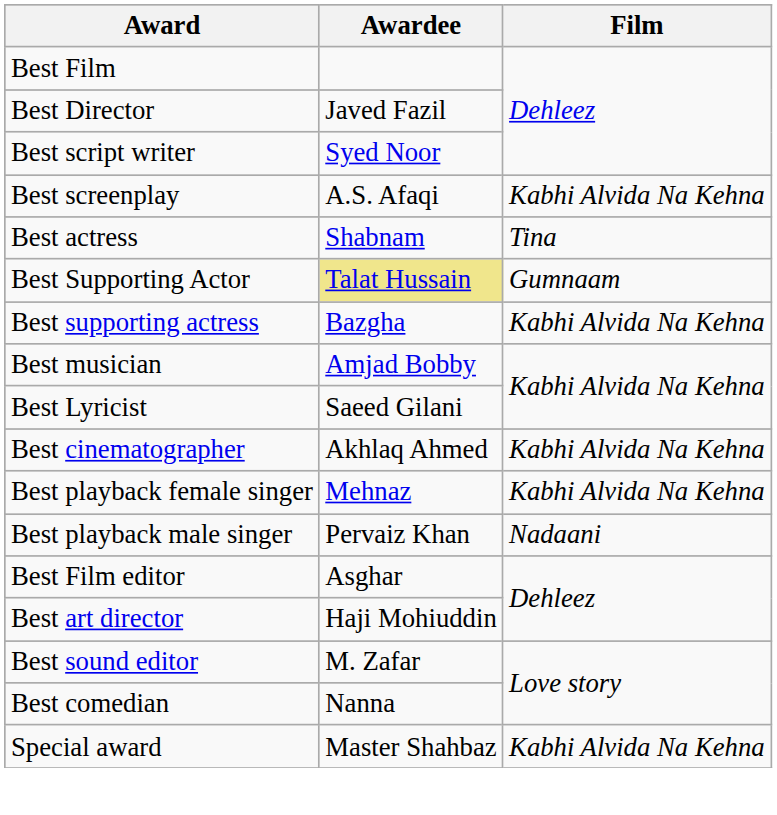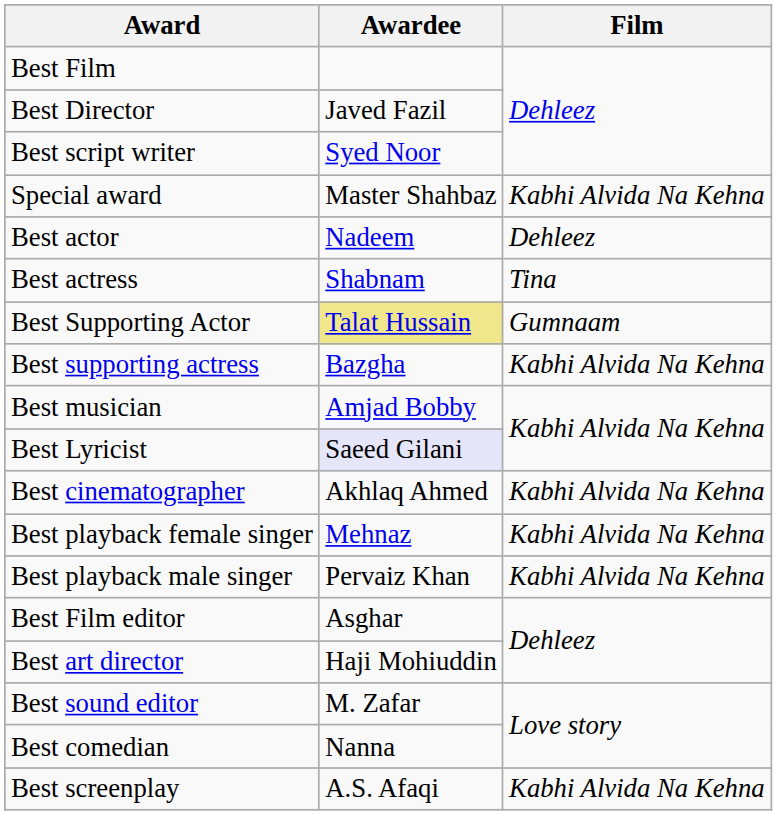rows swapped: (95, 195) <-> (86, 746)
+ row: (65, 237)
(394, 407) no background -> (394, 449) lavender background
(555, 534) Nadaani -> (637, 576) Kabhi Alvida Na Kehna
